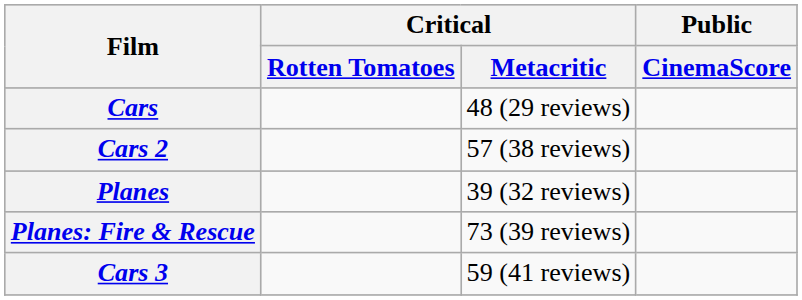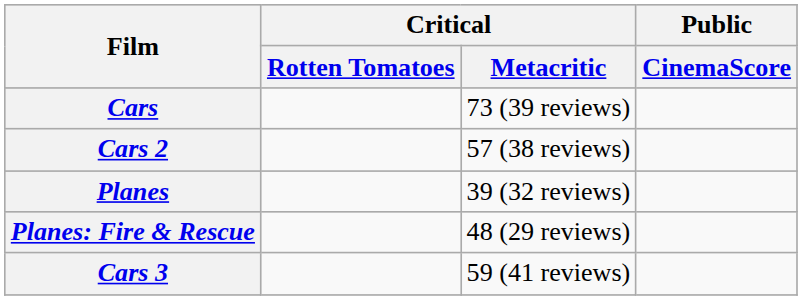(548, 107) 48 (29 reviews) -> (548, 107) 73 (39 reviews)
(548, 231) 73 (39 reviews) -> (548, 231) 48 (29 reviews)
